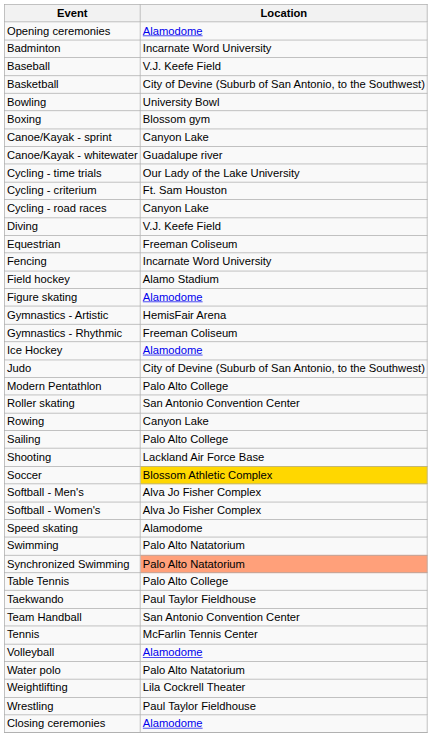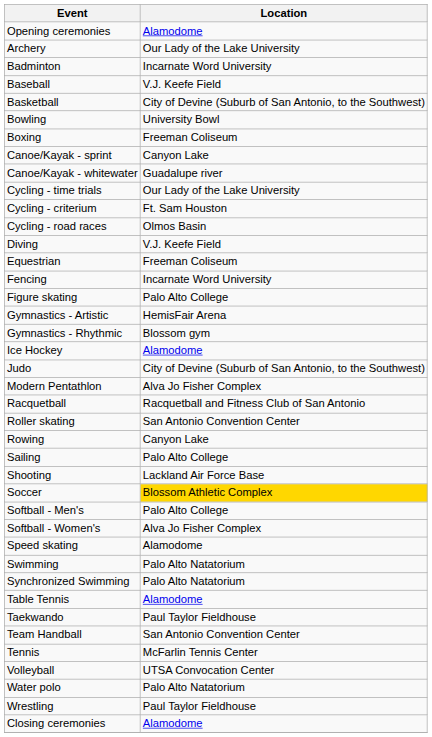+ row: (26, 48)
(176, 119) Blossom gym -> (190, 137) Freeman Coliseum
(176, 208) Canyon Lake -> (175, 226) Olmos Basin
- row: (38, 279)
(173, 297) Alamodome -> (185, 297) Palo Alto College
(190, 333) Freeman Coliseum -> (176, 333) Blossom gym
(185, 386) Palo Alto College -> (202, 386) Alva Jo Fisher Complex
+ row: (37, 404)
(202, 492) Alva Jo Fisher Complex -> (185, 510) Palo Alto College
(194, 564) lightsalmon background -> (194, 581) no background
(185, 581) Palo Alto College -> (173, 599) Alamodome
(173, 652) Alamodome -> (209, 670) UTSA Convocation Center
- row: (37, 688)
